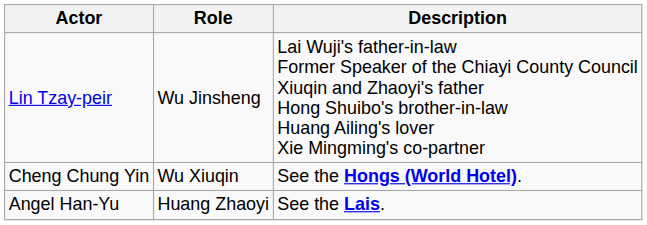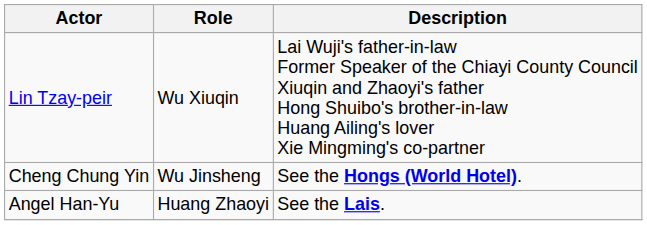(209, 97) Wu Jinsheng -> (198, 97) Wu Xiuqin
(198, 176) Wu Xiuqin -> (209, 176) Wu Jinsheng
